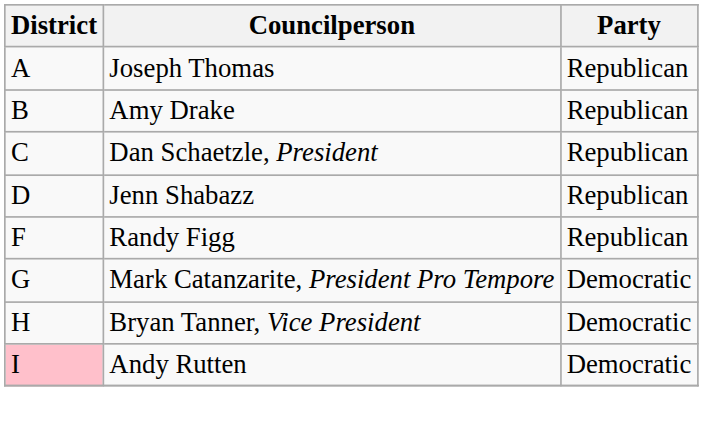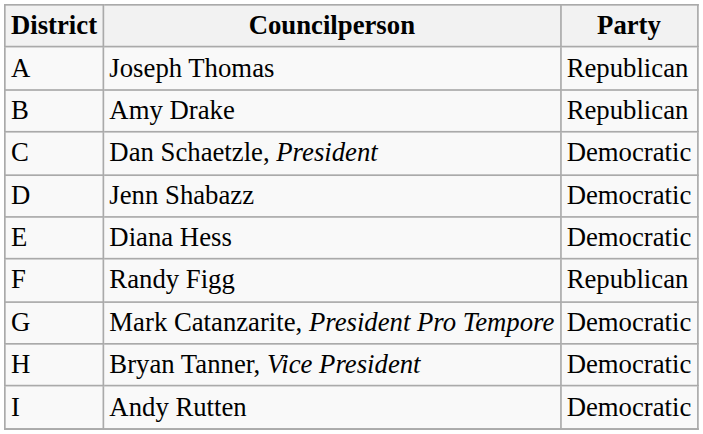(628, 152) Republican -> (629, 152) Democratic
(628, 195) Republican -> (629, 195) Democratic
+ row: (171, 237)
(15, 364) pink background -> (15, 407) no background
